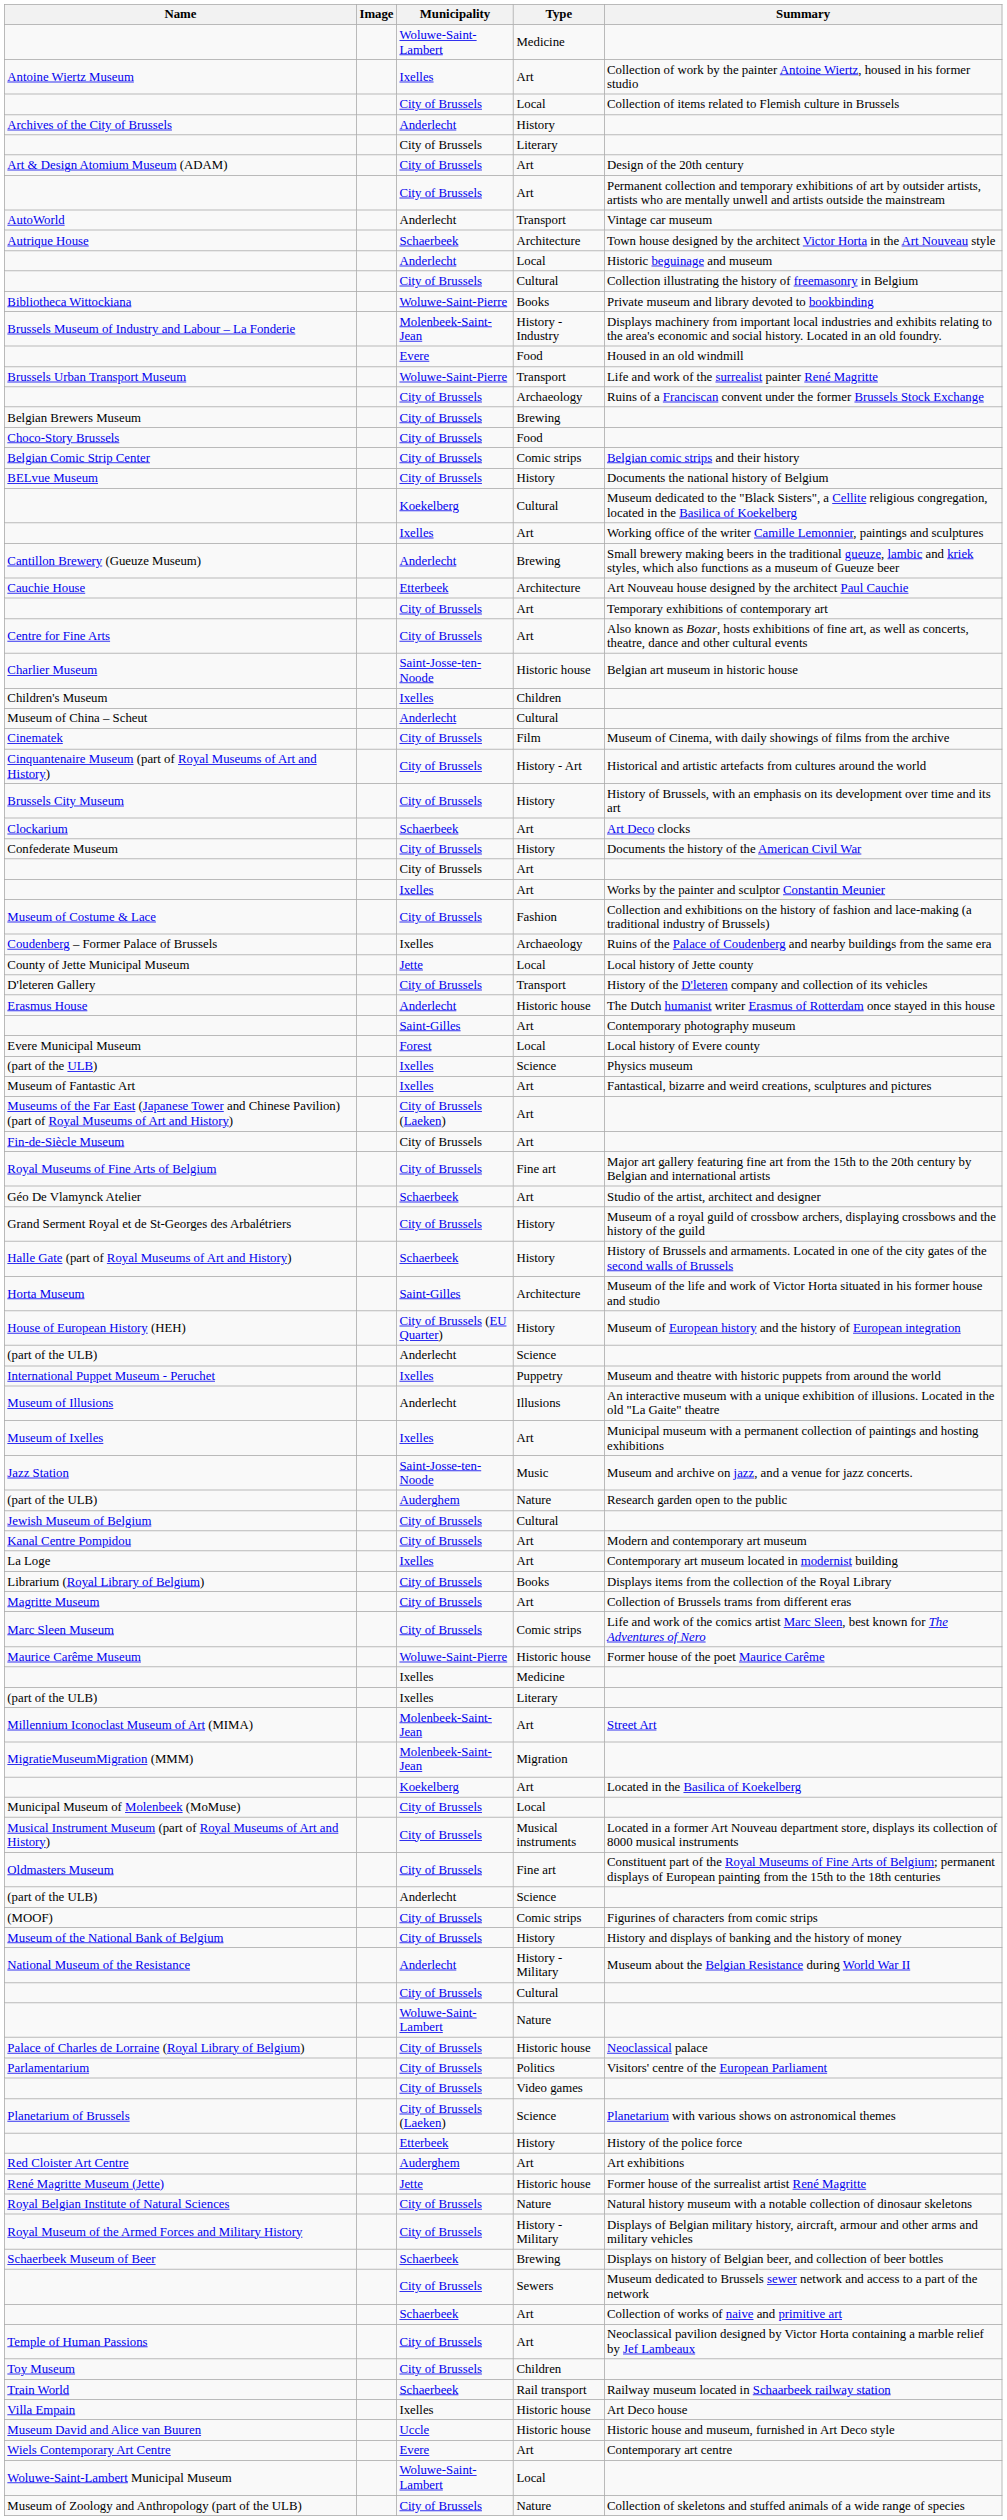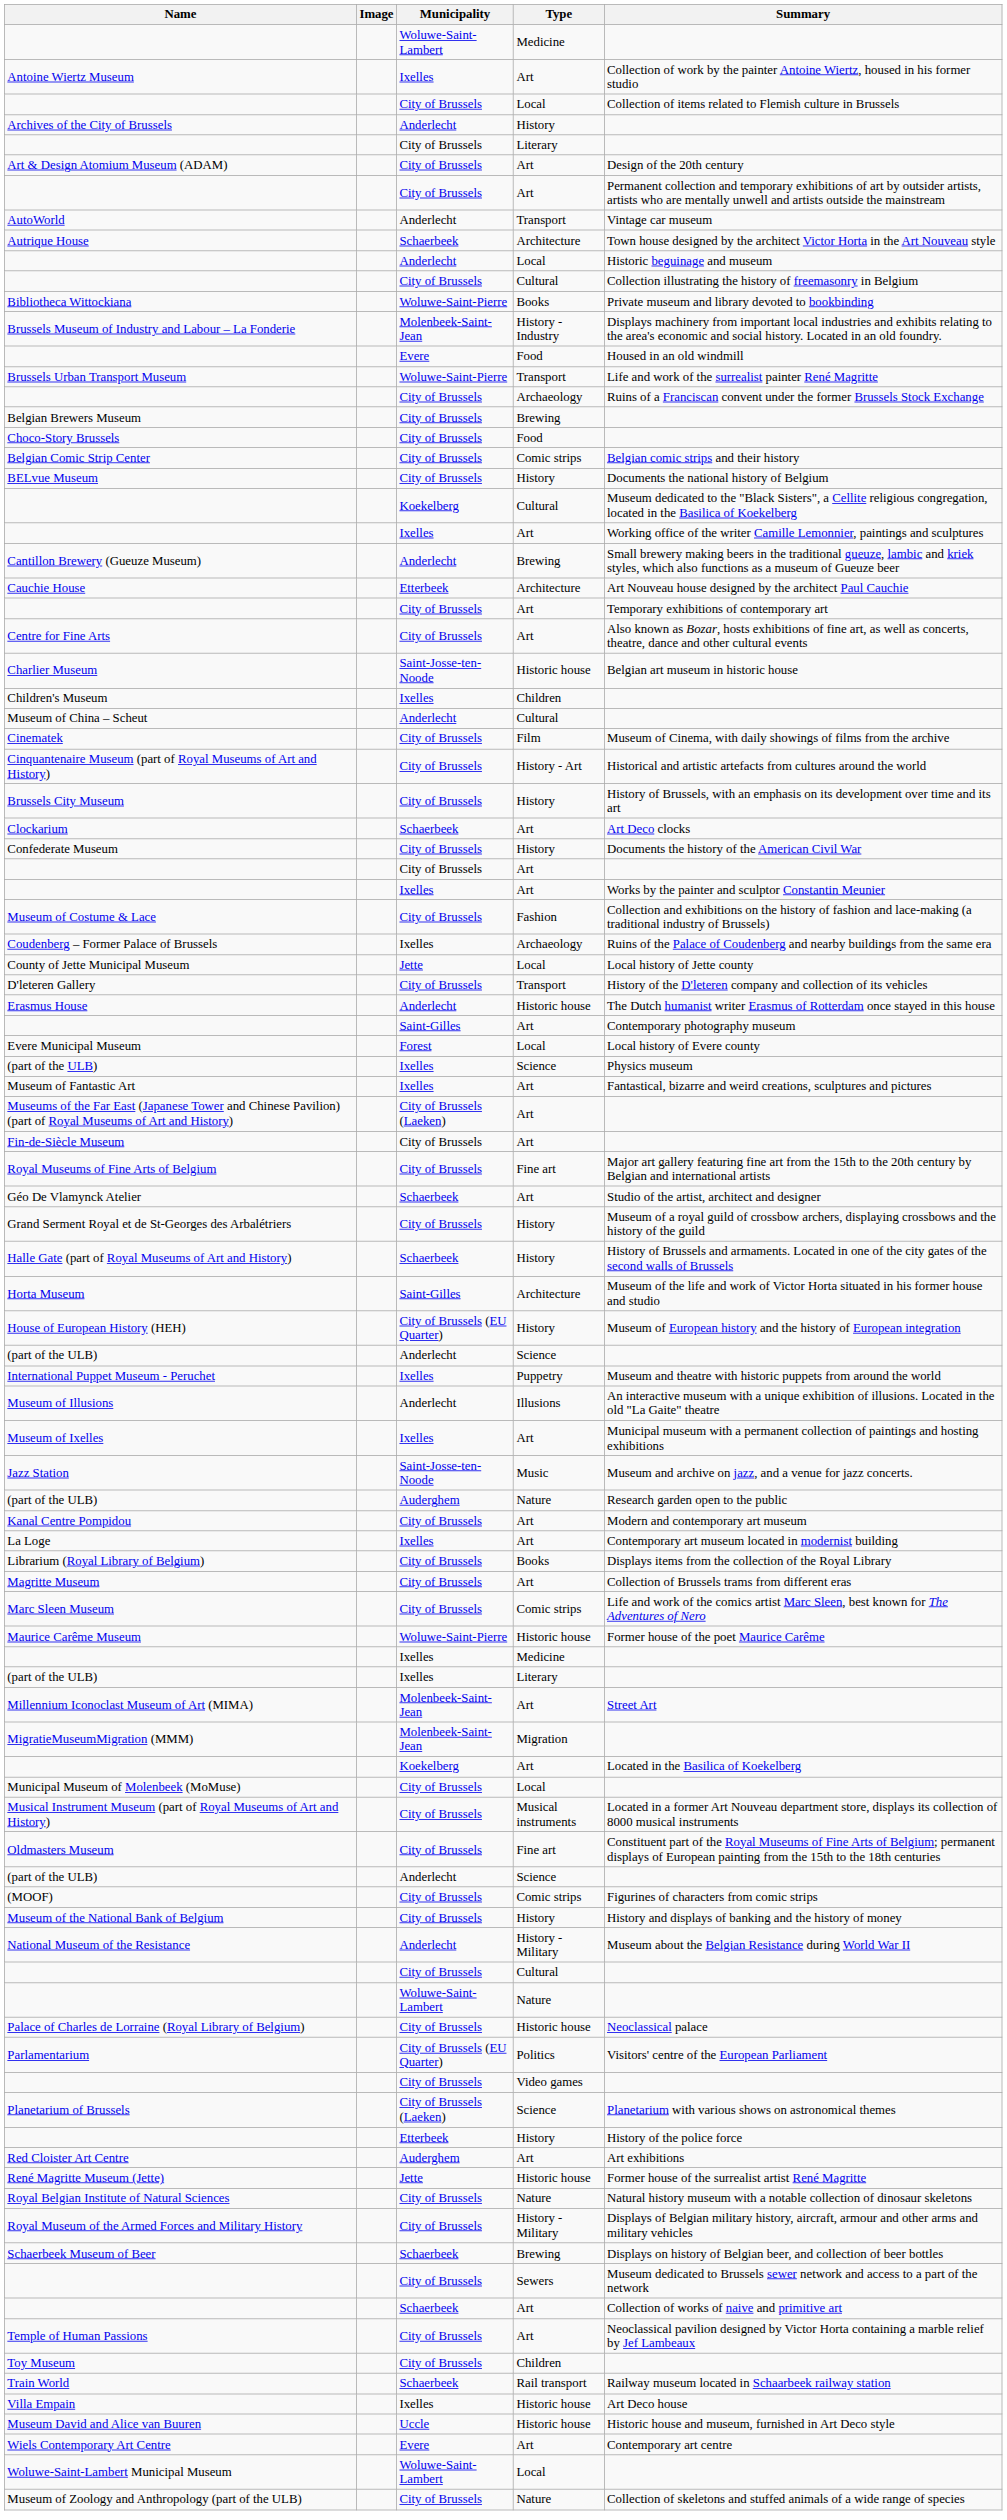- row: (79, 1520)
(441, 2068) City of Brussels -> (453, 2054) City of Brussels (EU Quarter)
